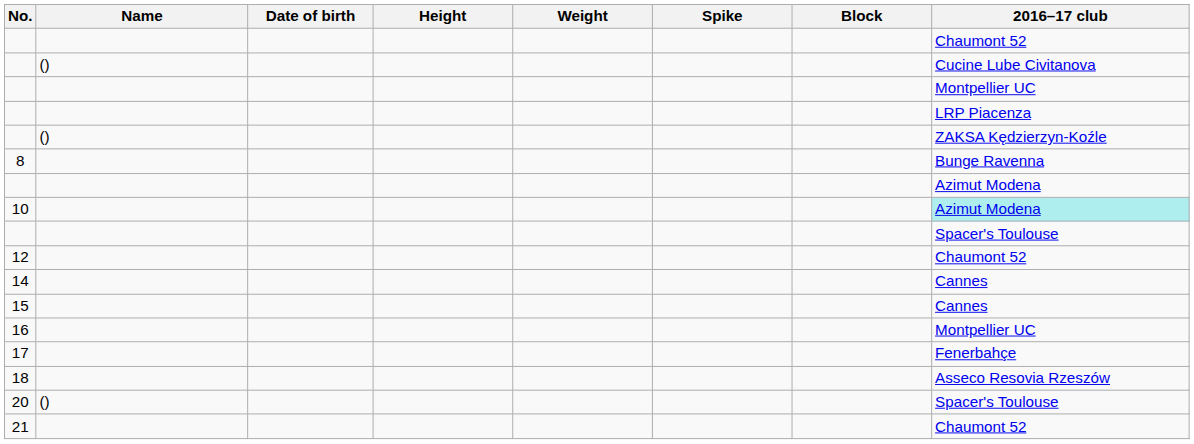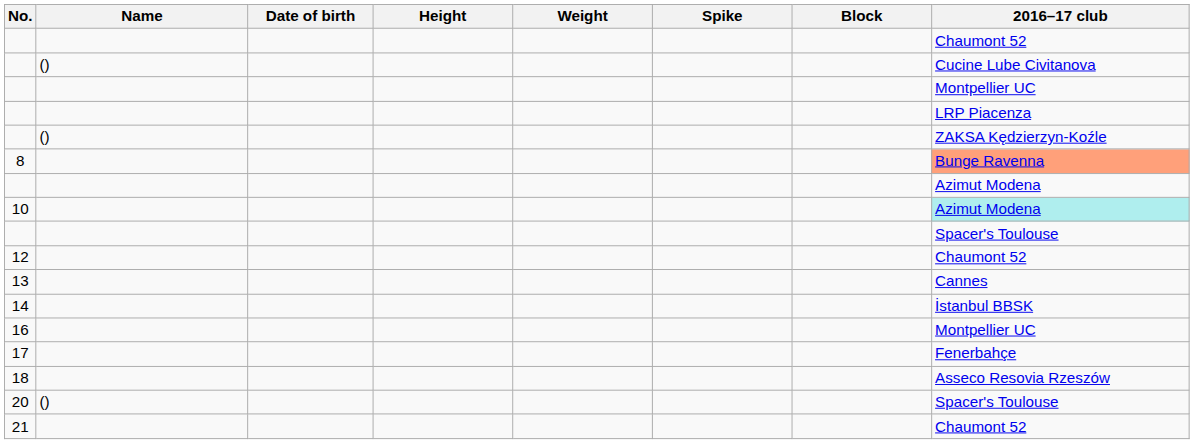(990, 161) no background -> (990, 161) lightsalmon background
+ row: (20, 281)
(961, 281) Cannes -> (984, 305) İstanbul BBSK
- row: (20, 305)
